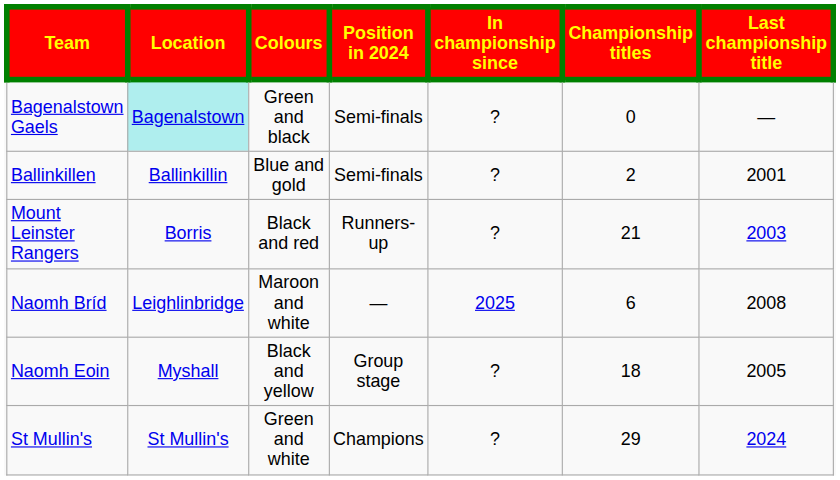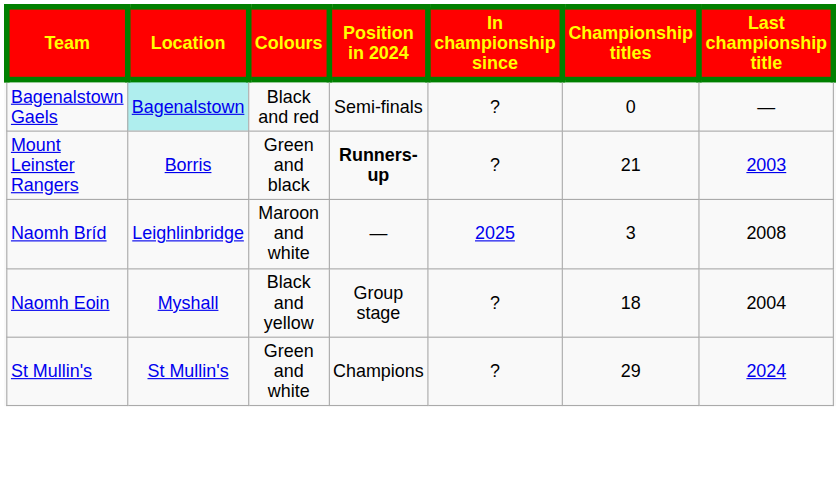(289, 116) Green and black -> (289, 106) Black and red
- row: (53, 175)
(289, 233) Black and red -> (289, 165) Green and black
(378, 233) normal -> (378, 165) bold
(631, 302) 6 -> (631, 233) 3
(766, 371) 2005 -> (766, 302) 2004
